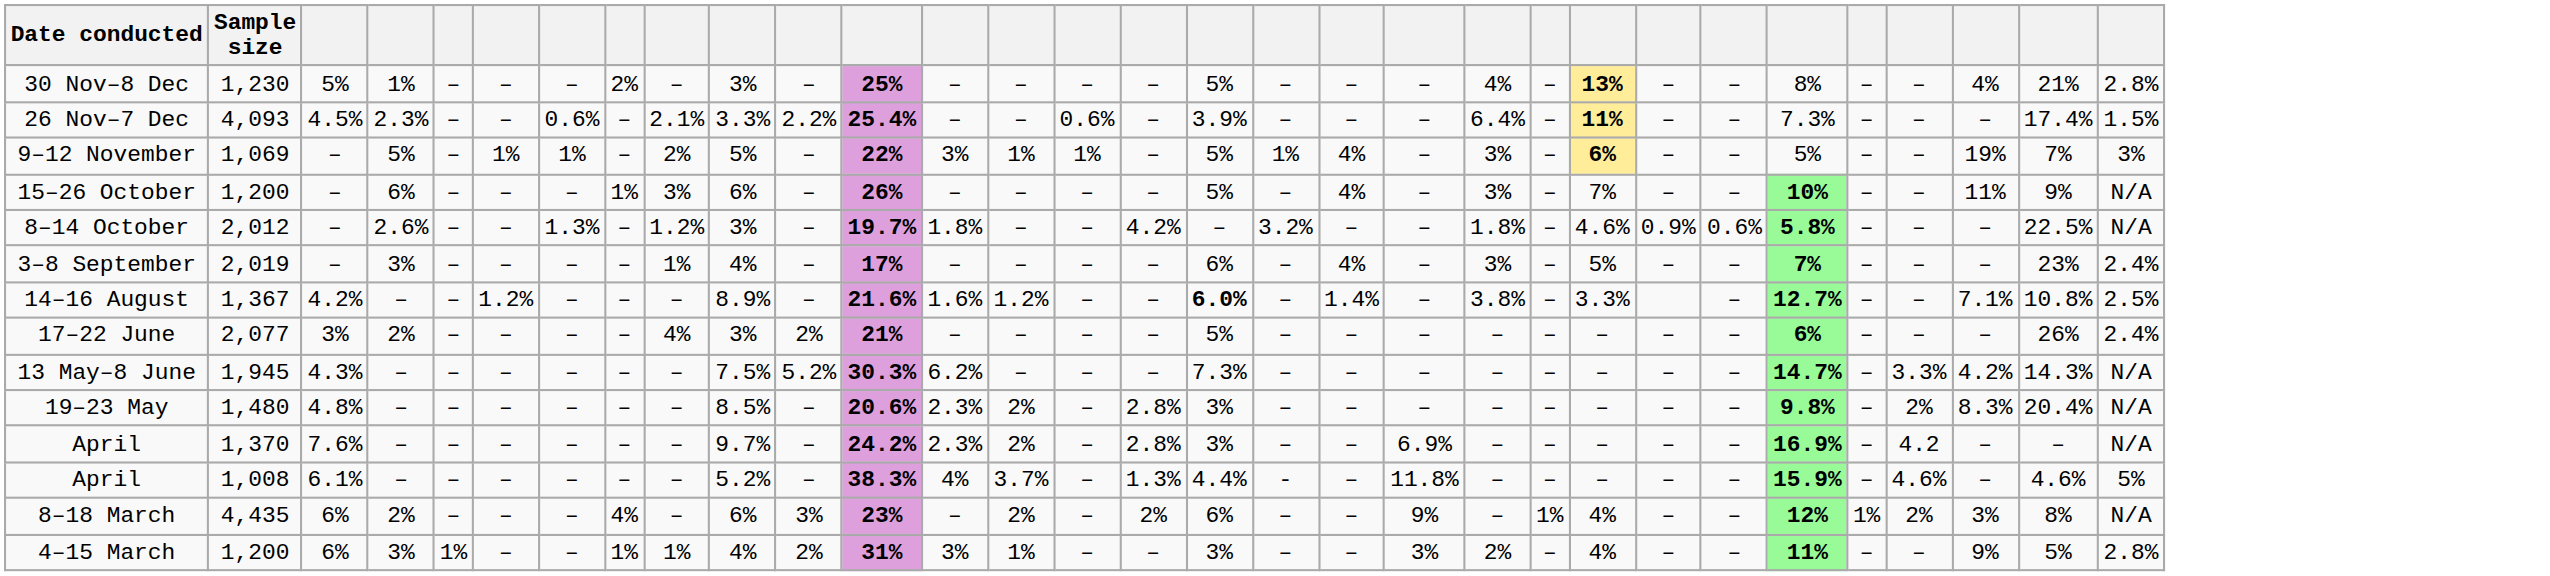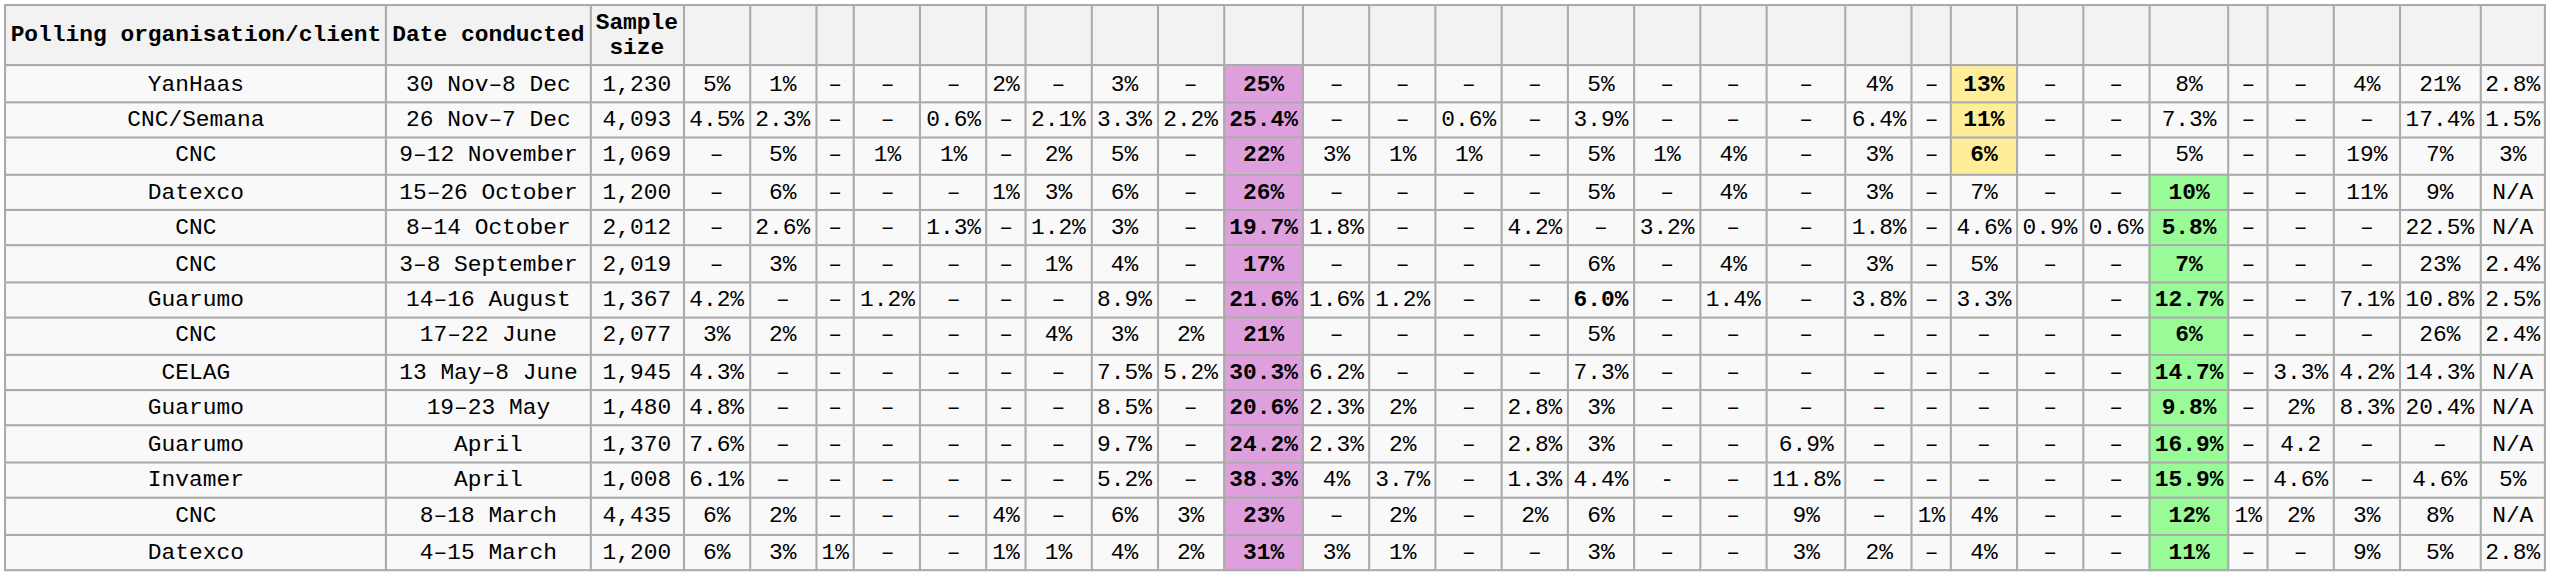+ column: (196, 36)
